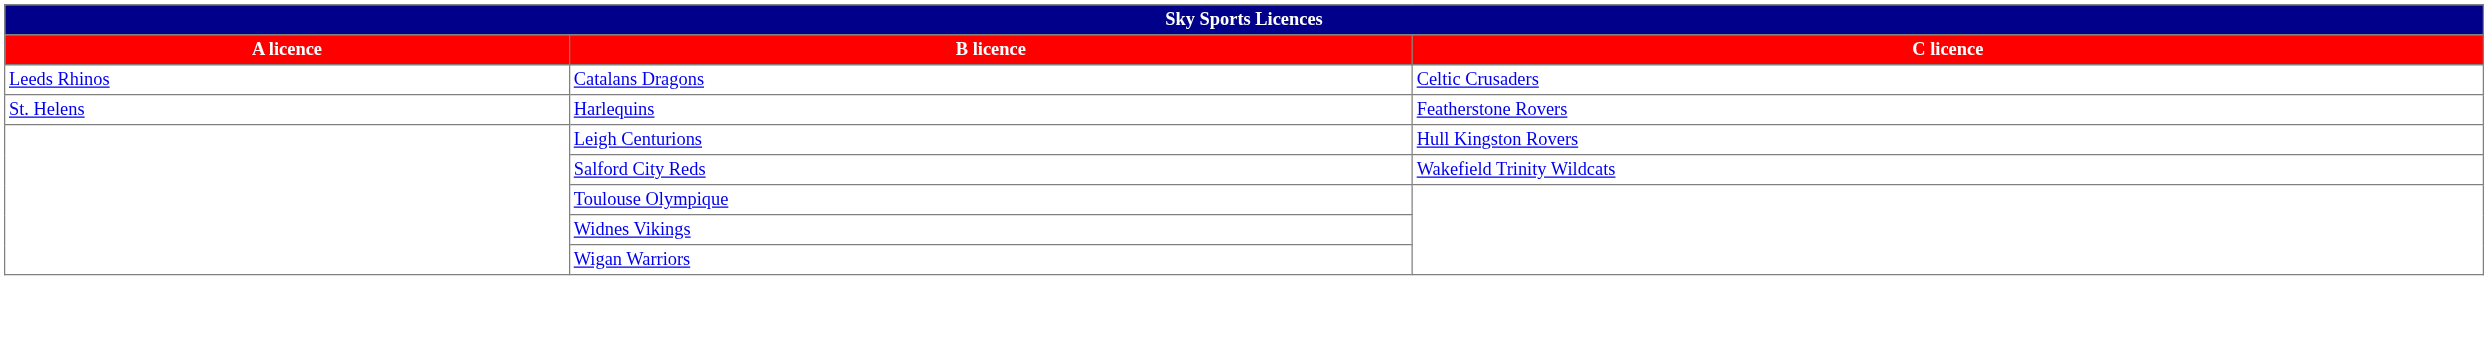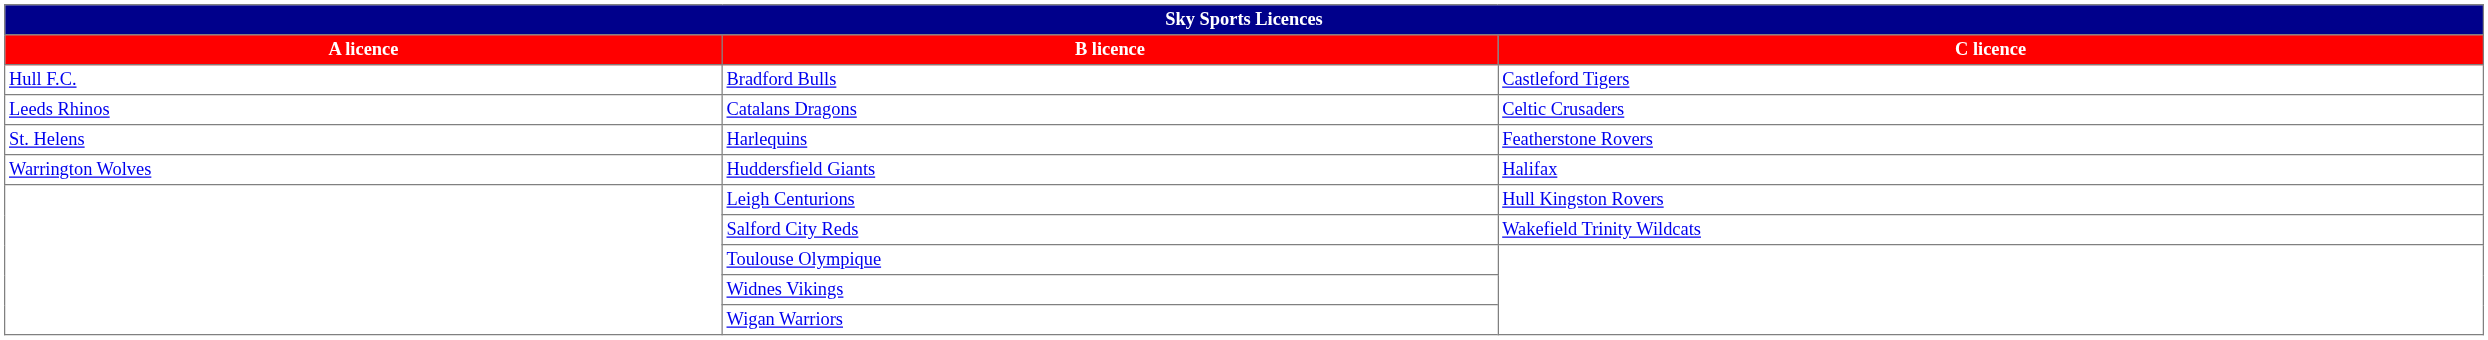+ row: (781, 79)
+ row: (801, 169)
